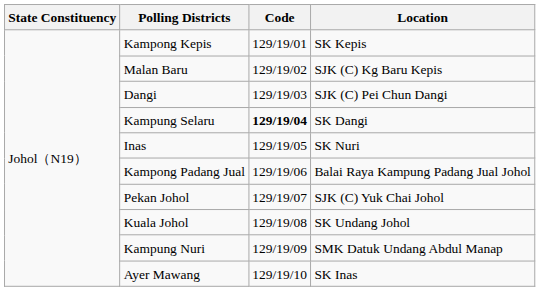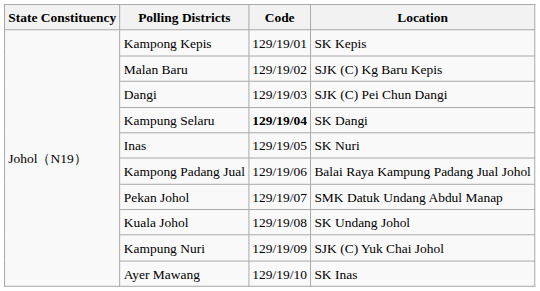(379, 197) SJK (C) Yuk Chai Johol -> (409, 197) SMK Datuk Undang Abdul Manap
(409, 248) SMK Datuk Undang Abdul Manap -> (379, 248) SJK (C) Yuk Chai Johol
